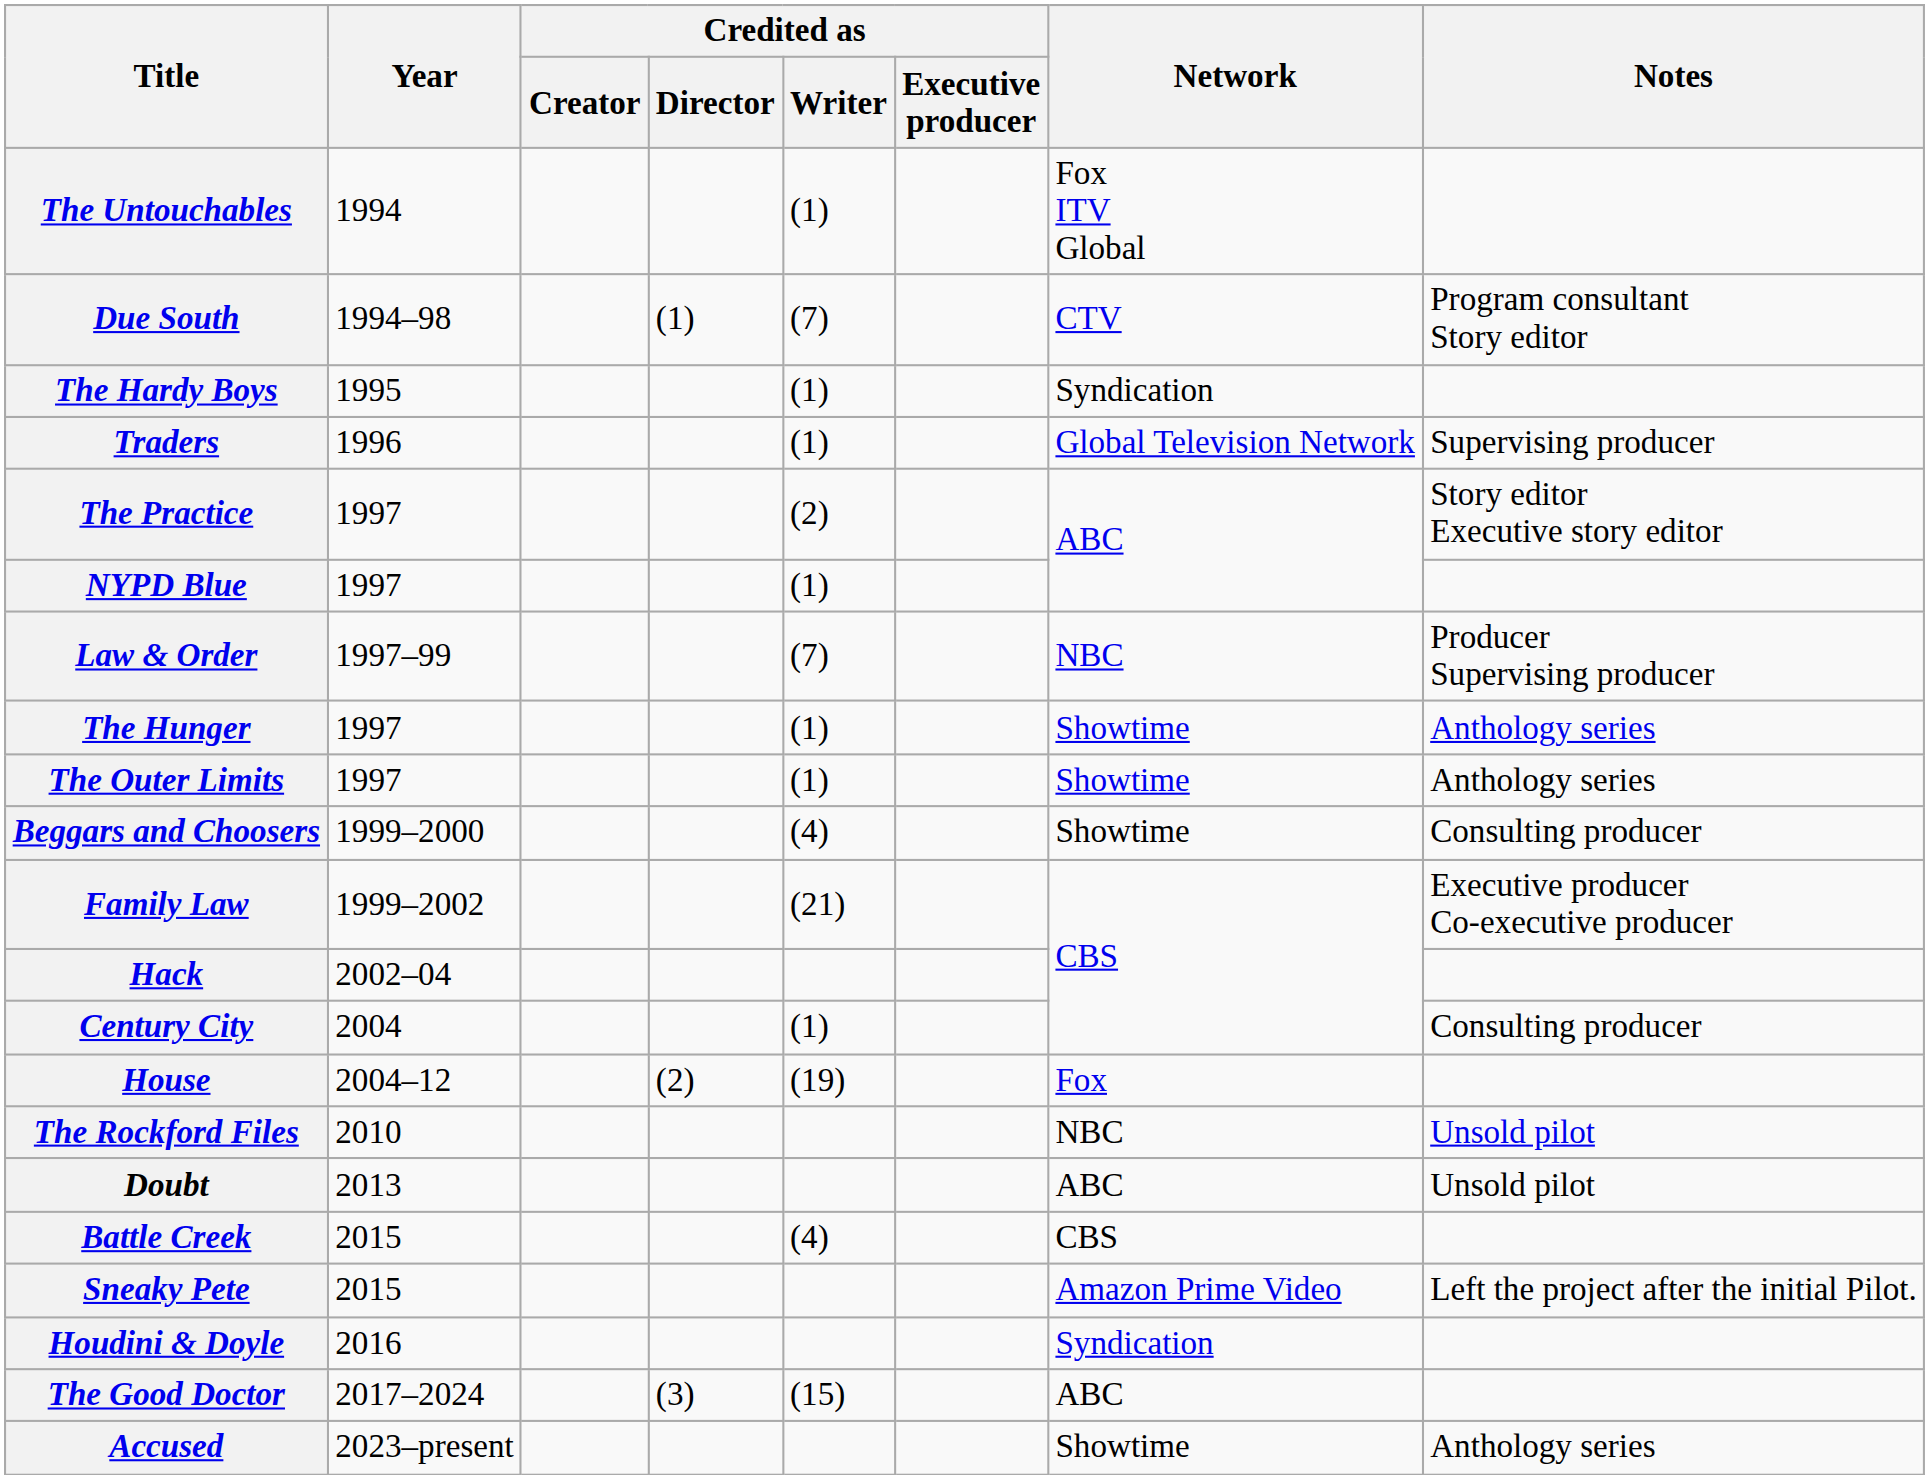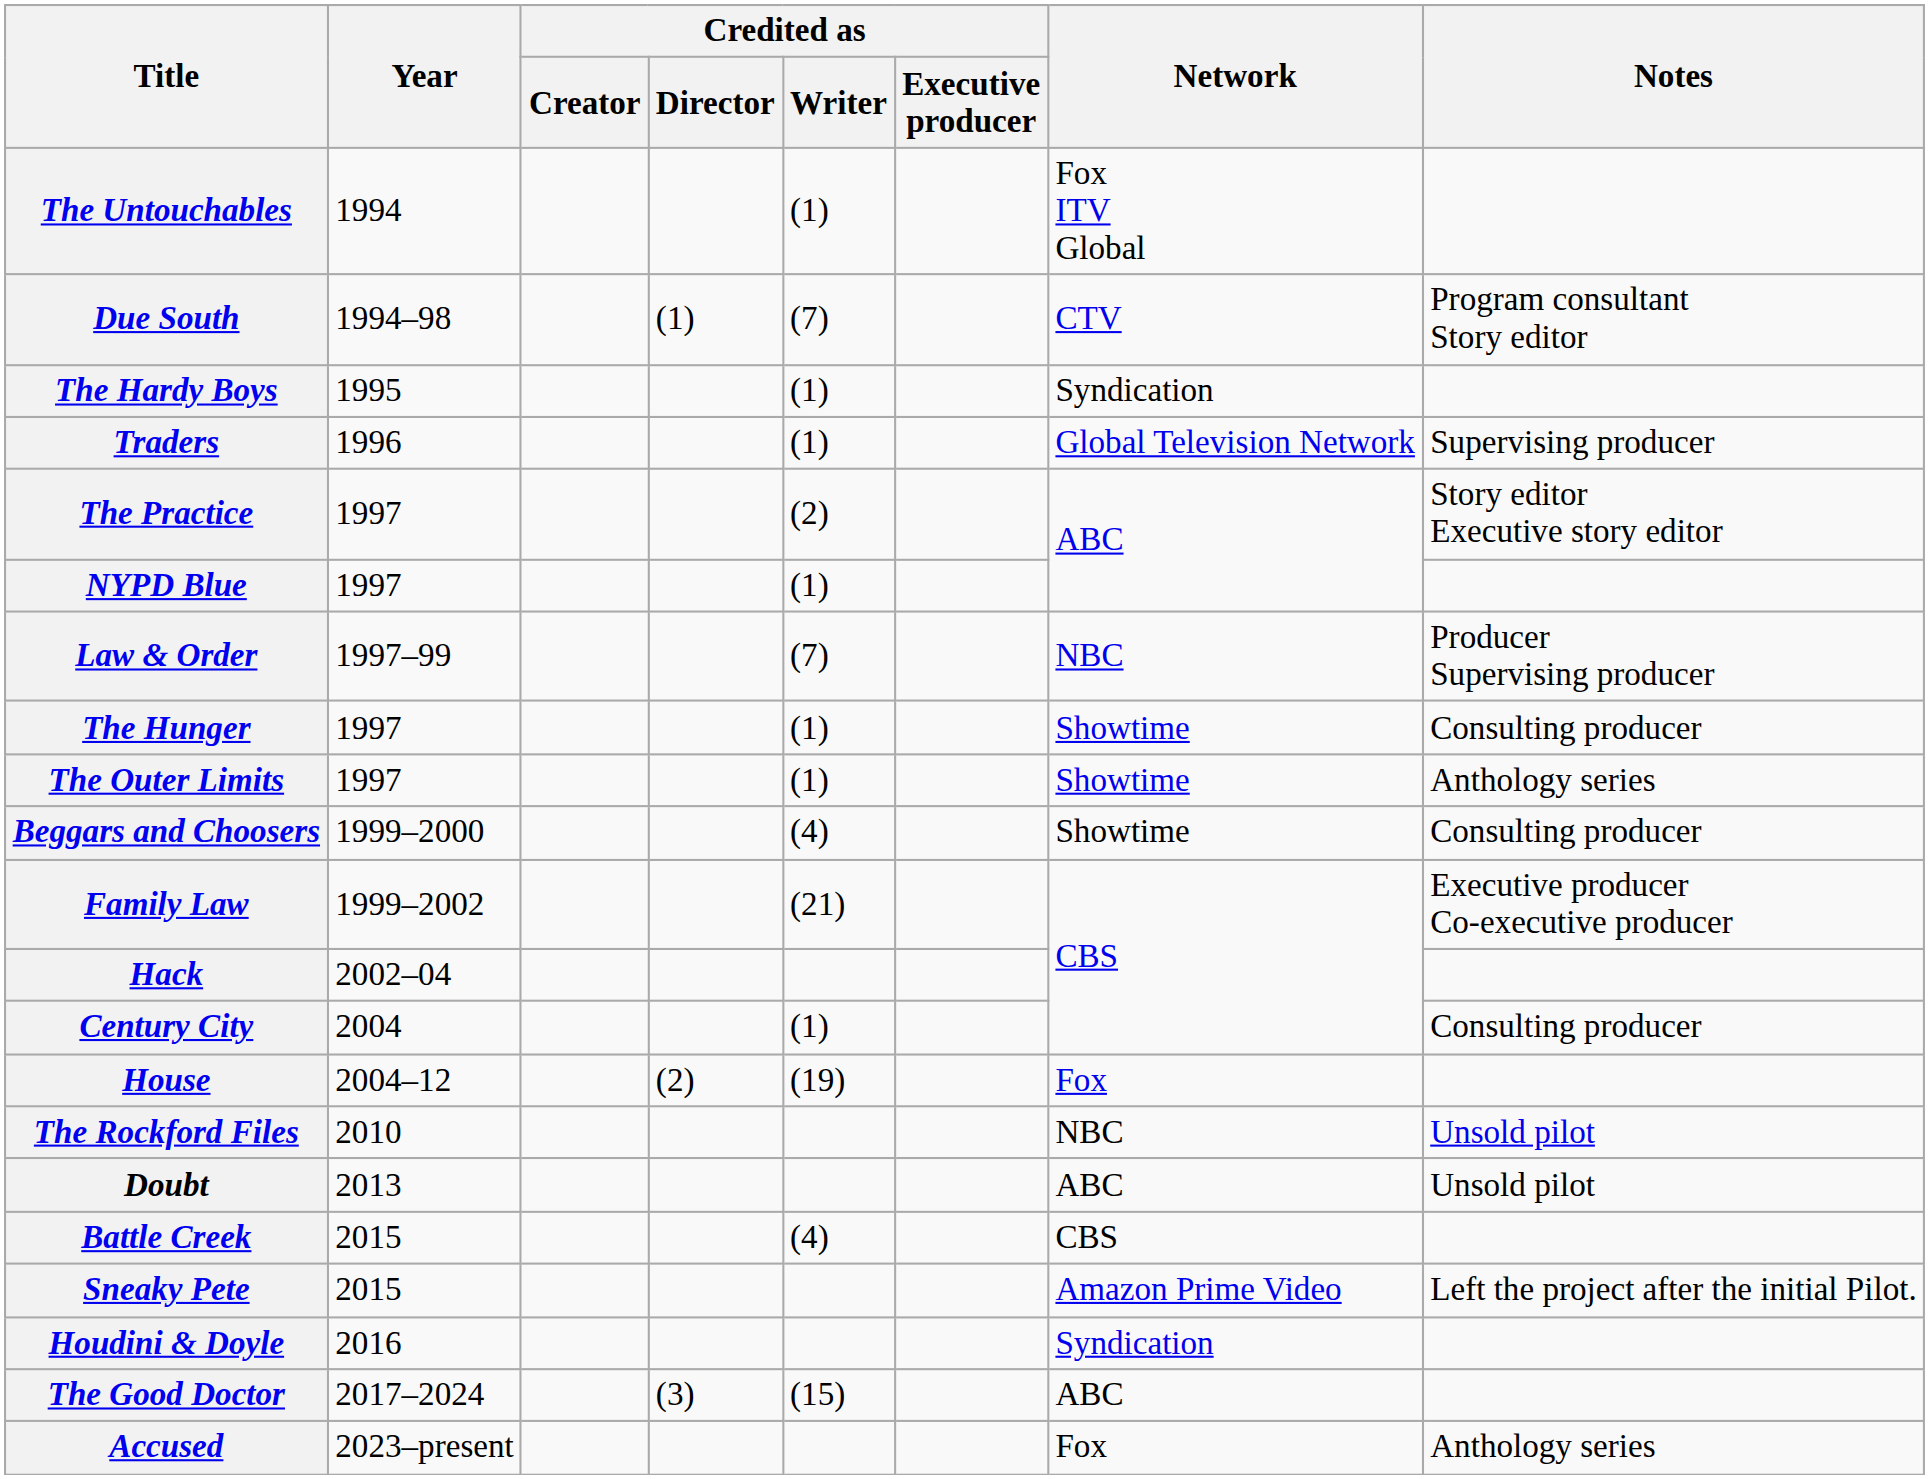(1543, 727) Anthology series -> (1566, 727) Consulting producer
(1123, 1447) Showtime -> (1081, 1447) Fox
